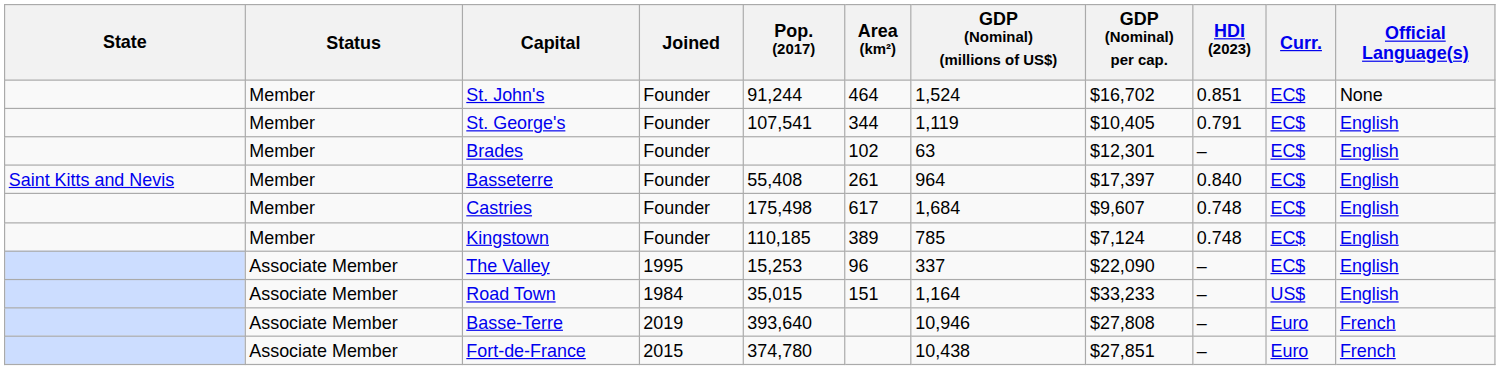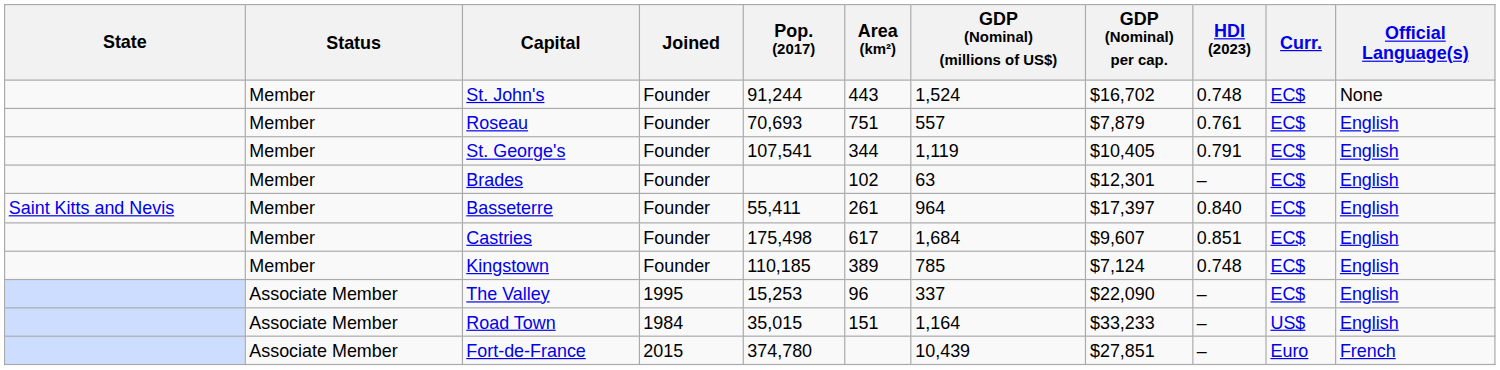(863, 95) 464 -> (863, 95) 443
(1219, 95) 0.851 -> (1219, 95) 0.748
+ row: (497, 123)
(775, 180) 55,408 -> (774, 208) 55,411
(1219, 208) 0.748 -> (1219, 237) 0.851
- row: (515, 322)
(943, 350) 10,438 -> (943, 350) 10,439
